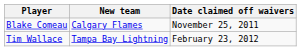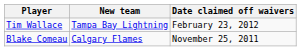rows swapped: (37, 25) <-> (34, 39)
